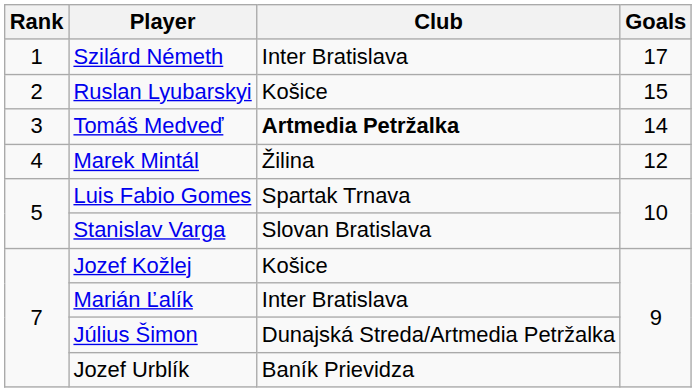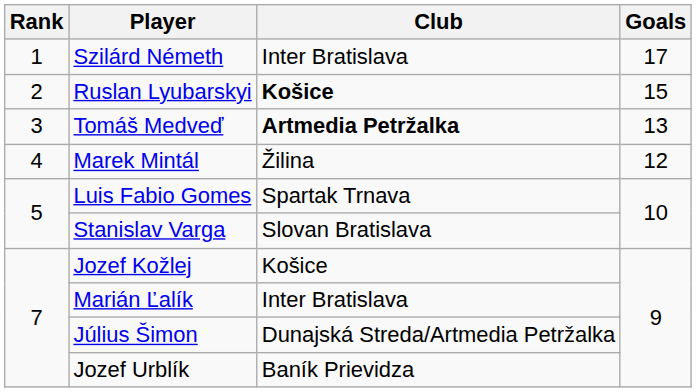(295, 91) normal -> (298, 91) bold
(656, 126) 14 -> (656, 126) 13
